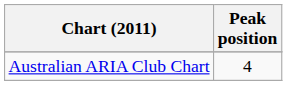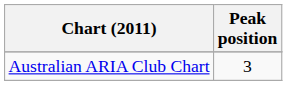(247, 66) 4 -> (247, 66) 3
